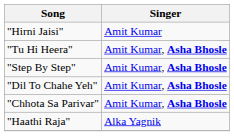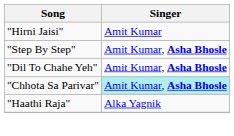- row: (40, 49)
(165, 103) no background -> (165, 85) paleturquoise background
